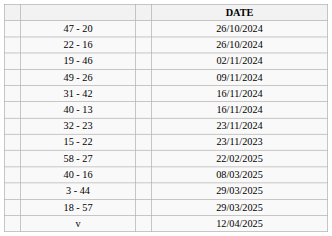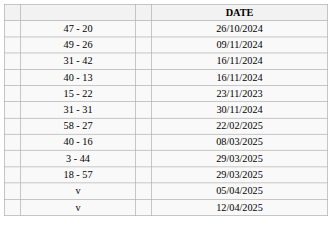- row: (78, 45)
- row: (78, 61)
- row: (78, 126)
+ row: (78, 110)
+ row: (78, 191)
